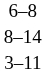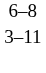- row: (23, 37)
